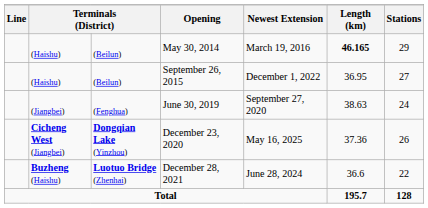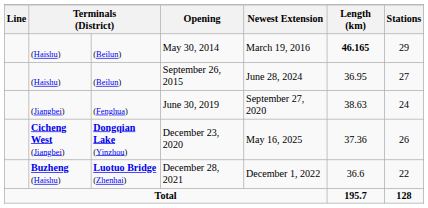(283, 76) December 1, 2022 -> (274, 76) June 28, 2024
(274, 174) June 28, 2024 -> (283, 174) December 1, 2022
